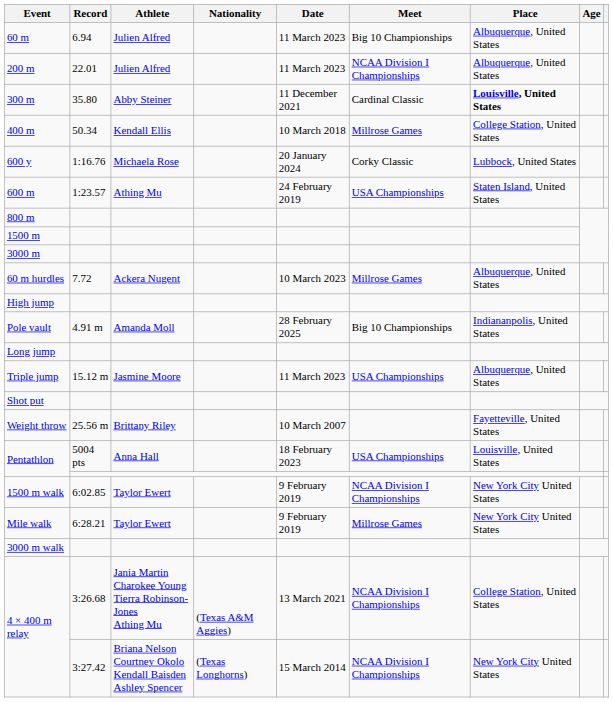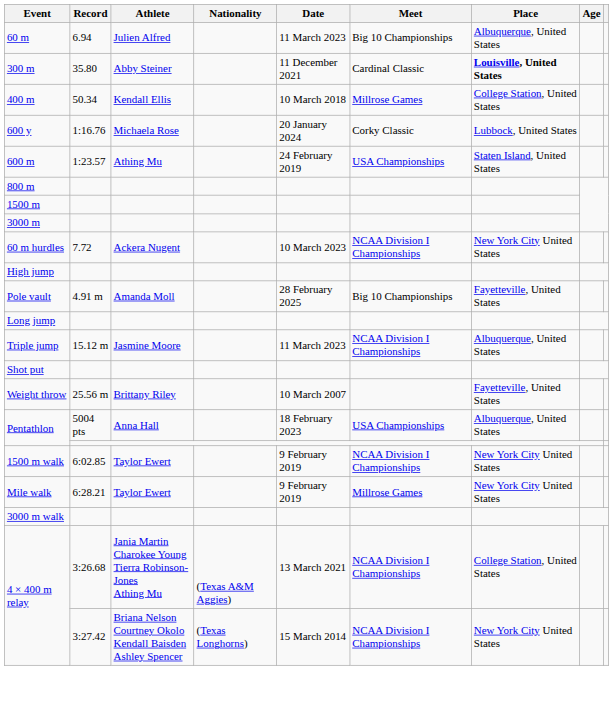- row: (21, 69)
(387, 278) Millrose Games -> (391, 247) NCAA Division I Championships
(519, 278) Albuquerque, United States -> (523, 247) New York City United States
(520, 327) Indiananpolis, United States -> (517, 296) Fayetteville, United States
(398, 376) USA Championships -> (391, 345) NCAA Division I Championships
(513, 456) Louisville, United States -> (520, 425) Albuquerque, United States
